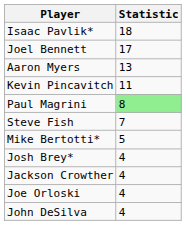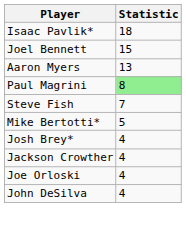(125, 49) 17 -> (125, 49) 15
- row: (60, 85)
